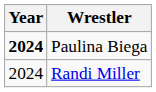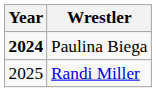(26, 73) 2024 -> (26, 73) 2025
